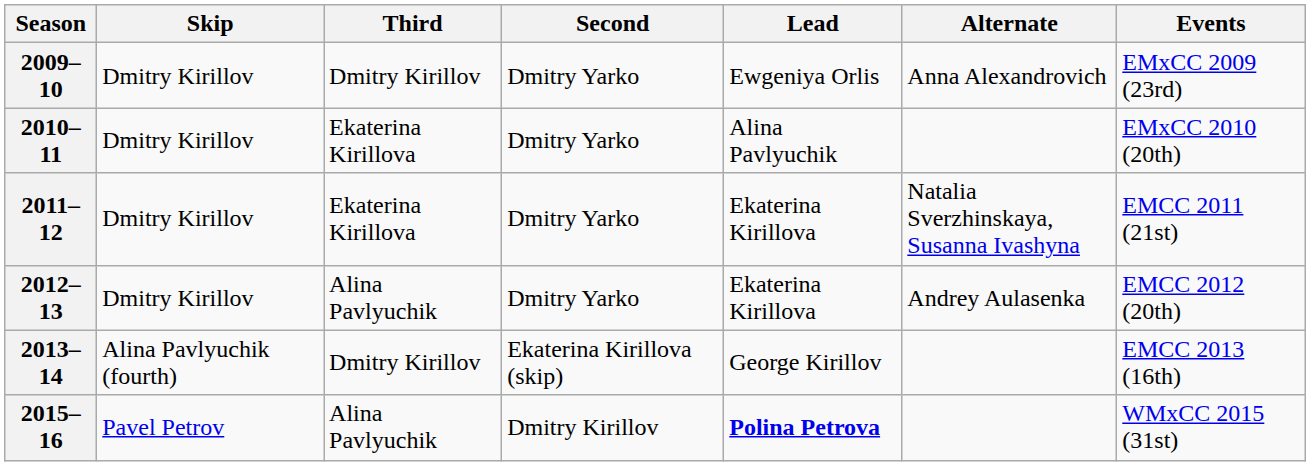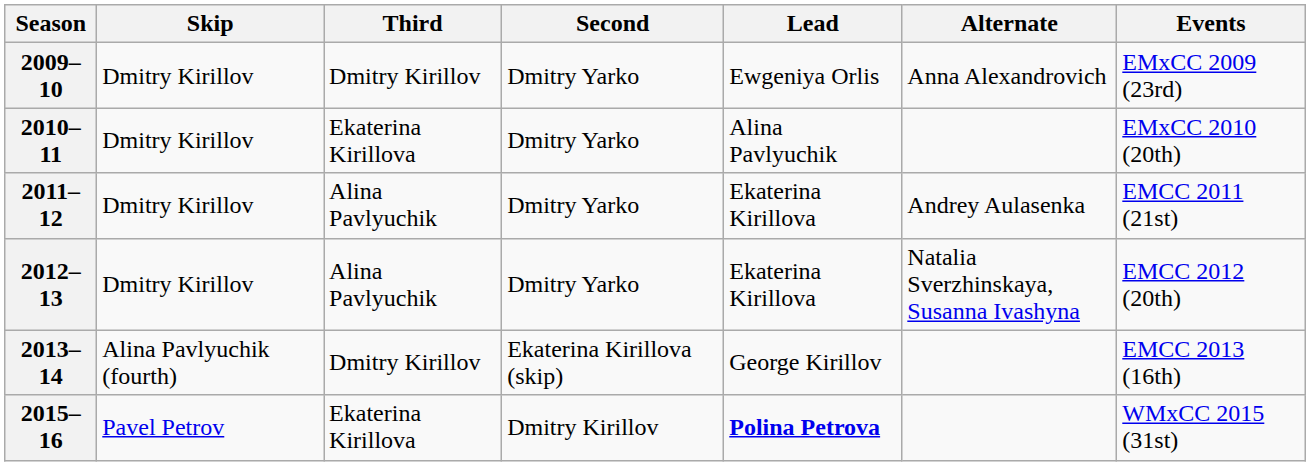(375, 218) Ekaterina Kirillova -> (383, 205) Alina Pavlyuchik
(994, 218) Natalia Sverzhinskaya, Susanna Ivashyna -> (996, 205) Andrey Aulasenka
(996, 297) Andrey Aulasenka -> (994, 283) Natalia Sverzhinskaya, Susanna Ivashyna
(383, 427) Alina Pavlyuchik -> (375, 427) Ekaterina Kirillova
